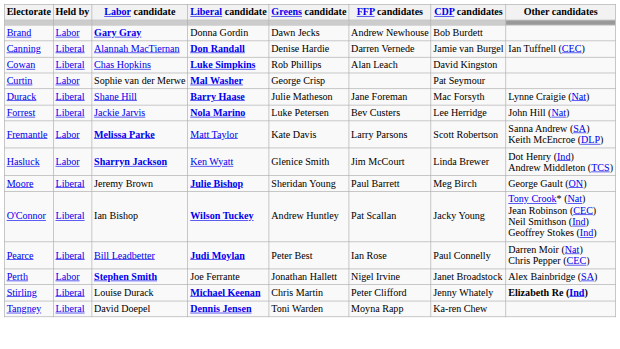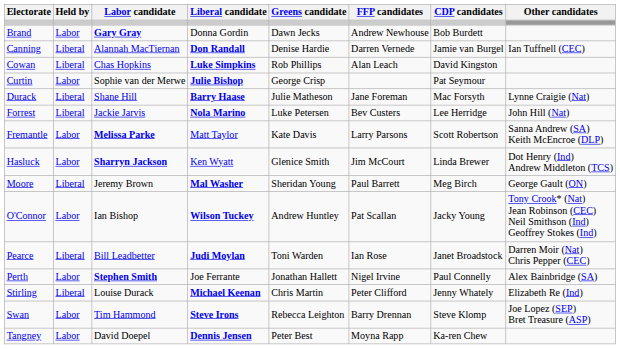(217, 81) Mal Washer -> (217, 81) Julie Bishop
(217, 183) Julie Bishop -> (217, 183) Mal Washer
(70, 216) Liberal -> (68, 216) Labor
(292, 255) Peter Best -> (297, 255) Toni Warden
(462, 255) Paul Connelly -> (468, 255) Janet Broadstock
(468, 277) Janet Broadstock -> (462, 277) Paul Connelly
(548, 293) bold -> (546, 293) normal
+ row: (18, 314)
(70, 308) Liberal -> (68, 336) Labor
(297, 308) Toni Warden -> (292, 336) Peter Best
